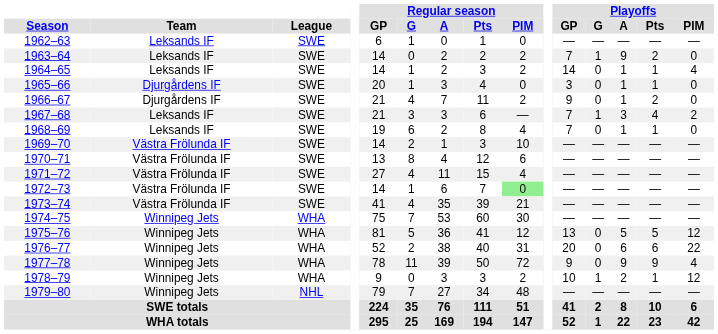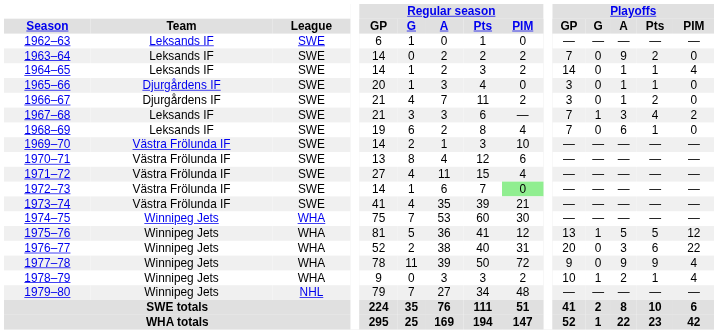(598, 55) 1 -> (598, 55) 0
(569, 100) 9 -> (569, 100) 3
(624, 129) 1 -> (624, 129) 6
(598, 233) 0 -> (598, 233) 1
(624, 248) 6 -> (624, 248) 3
(694, 277) 12 -> (694, 277) 4
